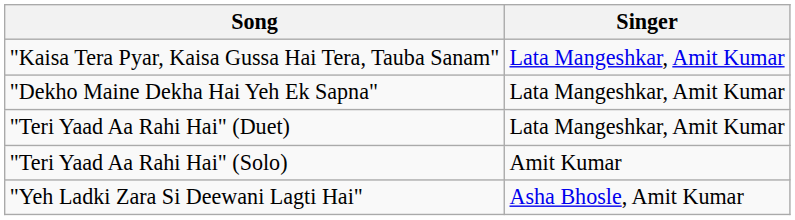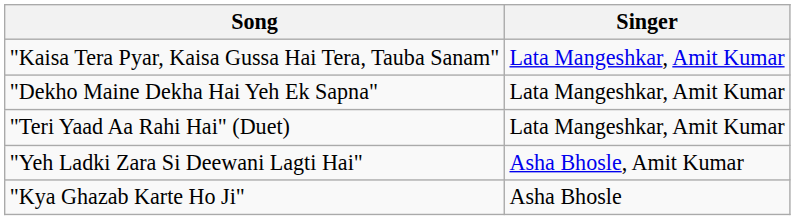- row: (149, 162)
+ row: (127, 197)
